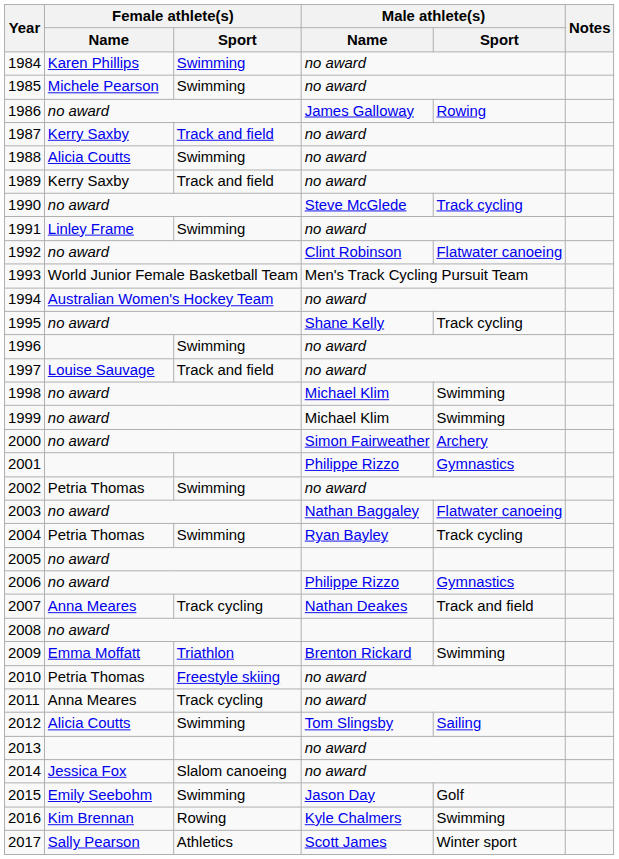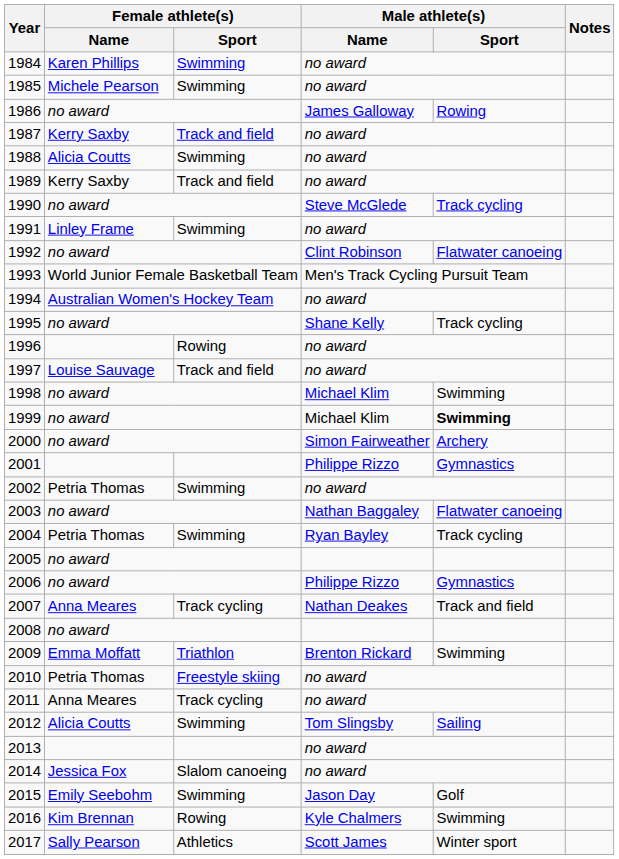(211, 346) Swimming -> (202, 346) Rowing
(471, 417) normal -> (474, 417) bold
